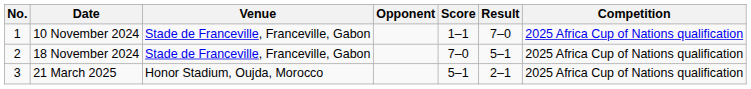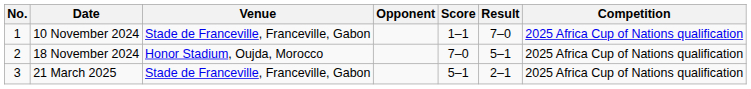(258, 53) Stade de Franceville, Franceville, Gabon -> (234, 53) Honor Stadium, Oujda, Morocco
(234, 73) Honor Stadium, Oujda, Morocco -> (258, 73) Stade de Franceville, Franceville, Gabon
